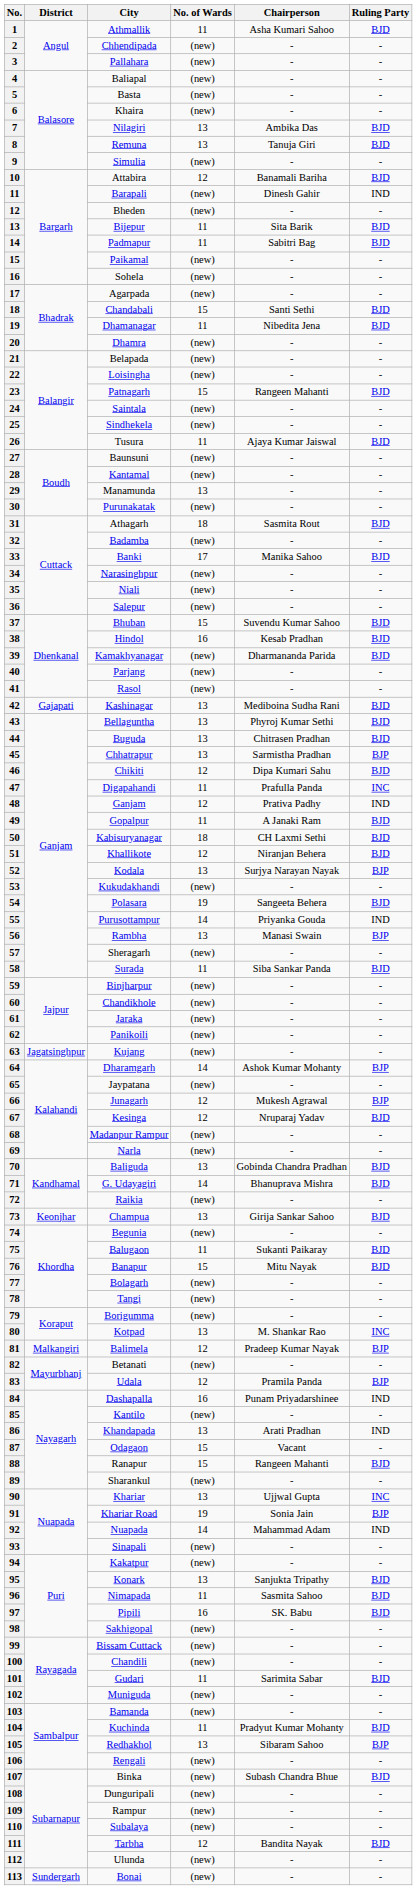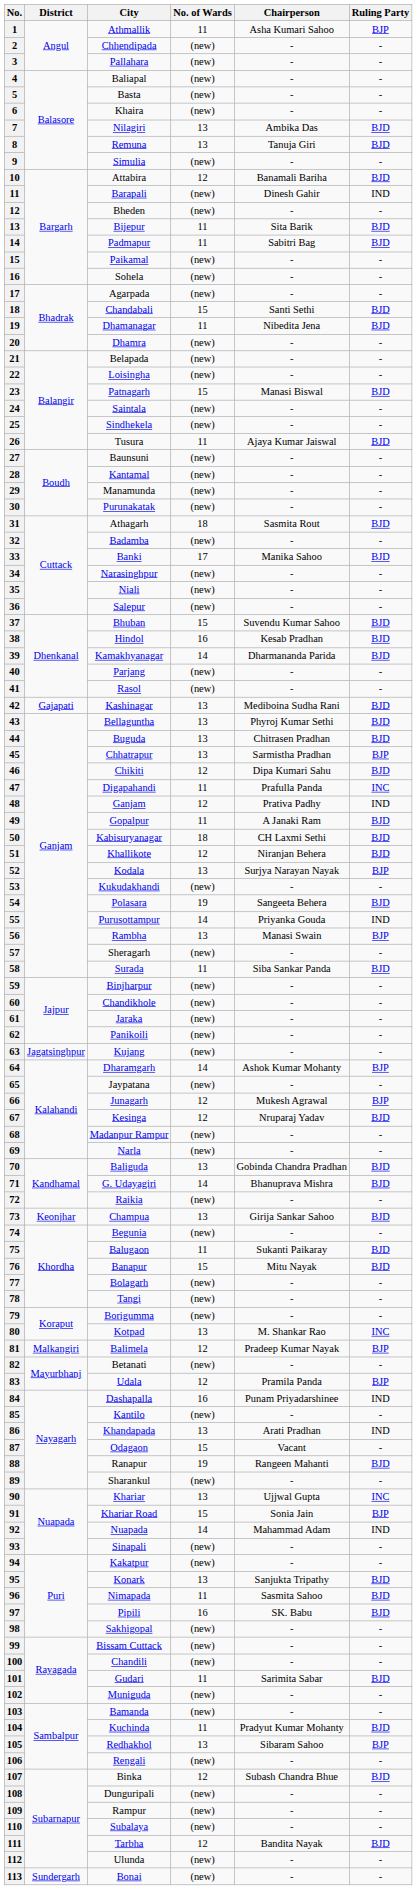(380, 29) BJD -> (380, 29) BJP
(292, 392) Rangeen Mahanti -> (292, 392) Manasi Biswal
(203, 491) 13 -> (203, 491) (new)
(203, 656) (new) -> (203, 656) 14
(203, 1464) 15 -> (203, 1464) 19
(203, 1513) 19 -> (203, 1513) 15
(203, 1777) (new) -> (203, 1777) 12
